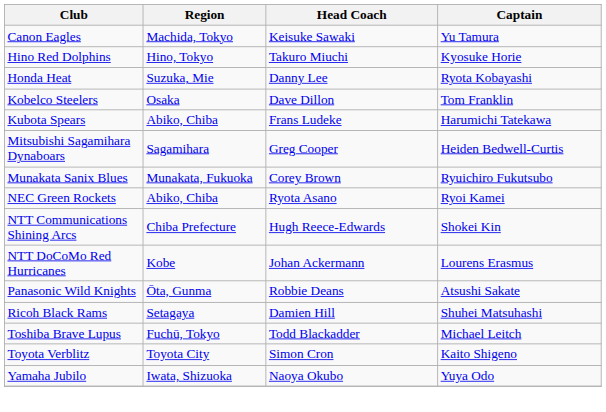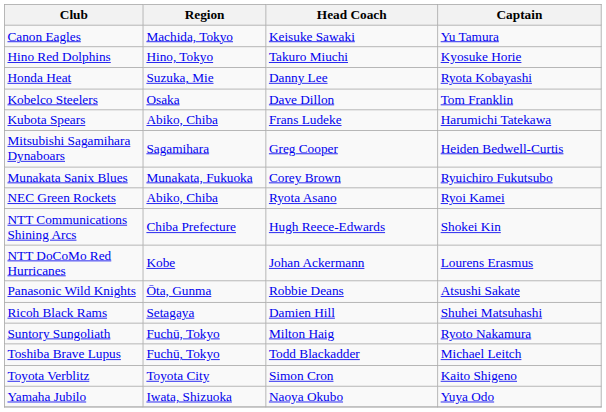+ row: (59, 333)
